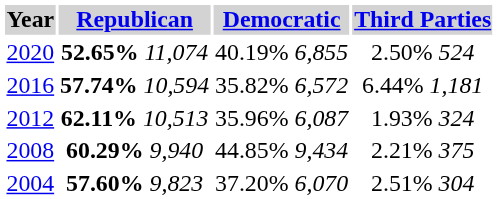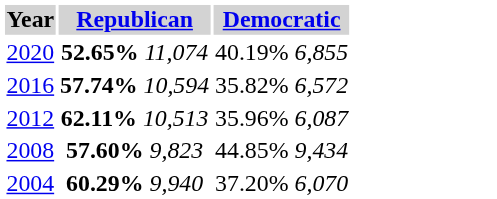- column: (423, 19)
(135, 150) 60.29% 9,940 -> (135, 150) 57.60% 9,823
(135, 183) 57.60% 9,823 -> (135, 183) 60.29% 9,940
